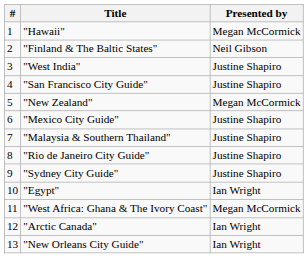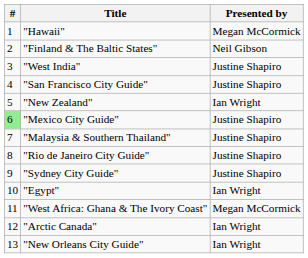(257, 102) Megan McCormick -> (237, 102) Ian Wright
(10, 119) no background -> (10, 119) lightgreen background
